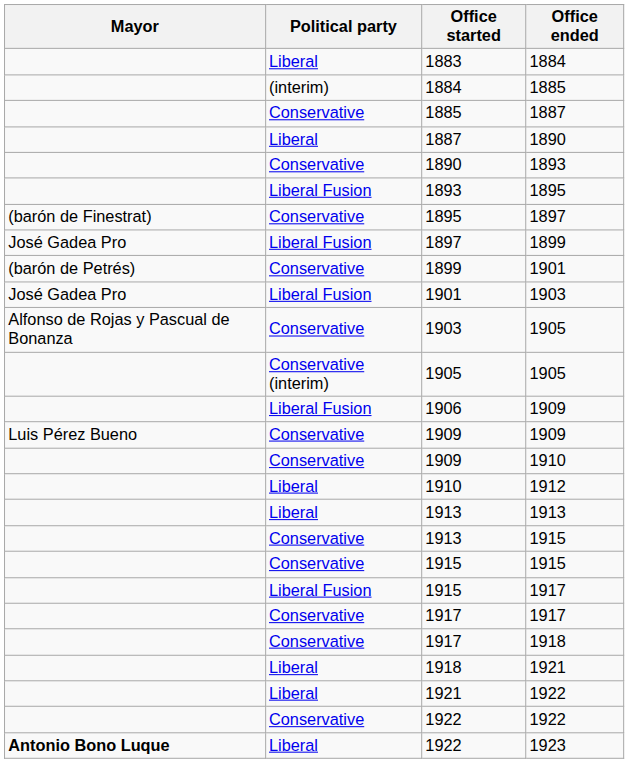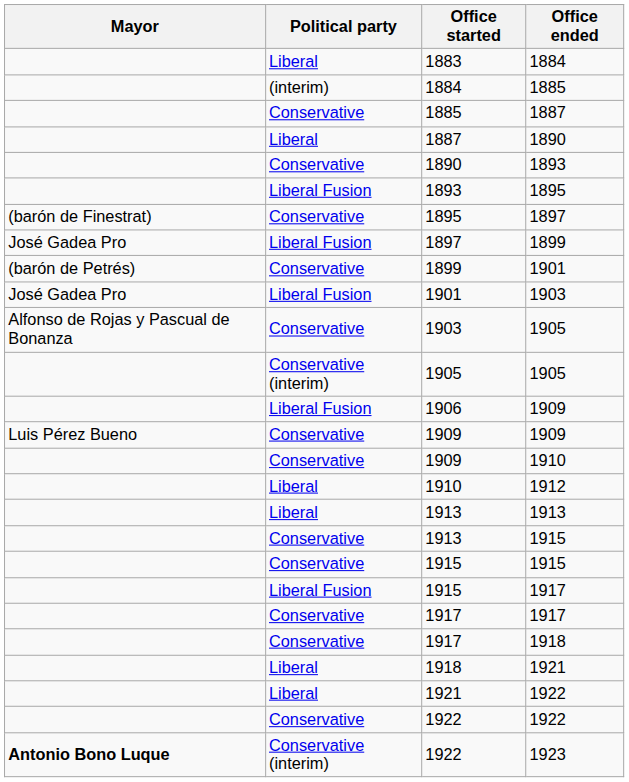(293, 745) Liberal -> (317, 754) Conservative (interim)
